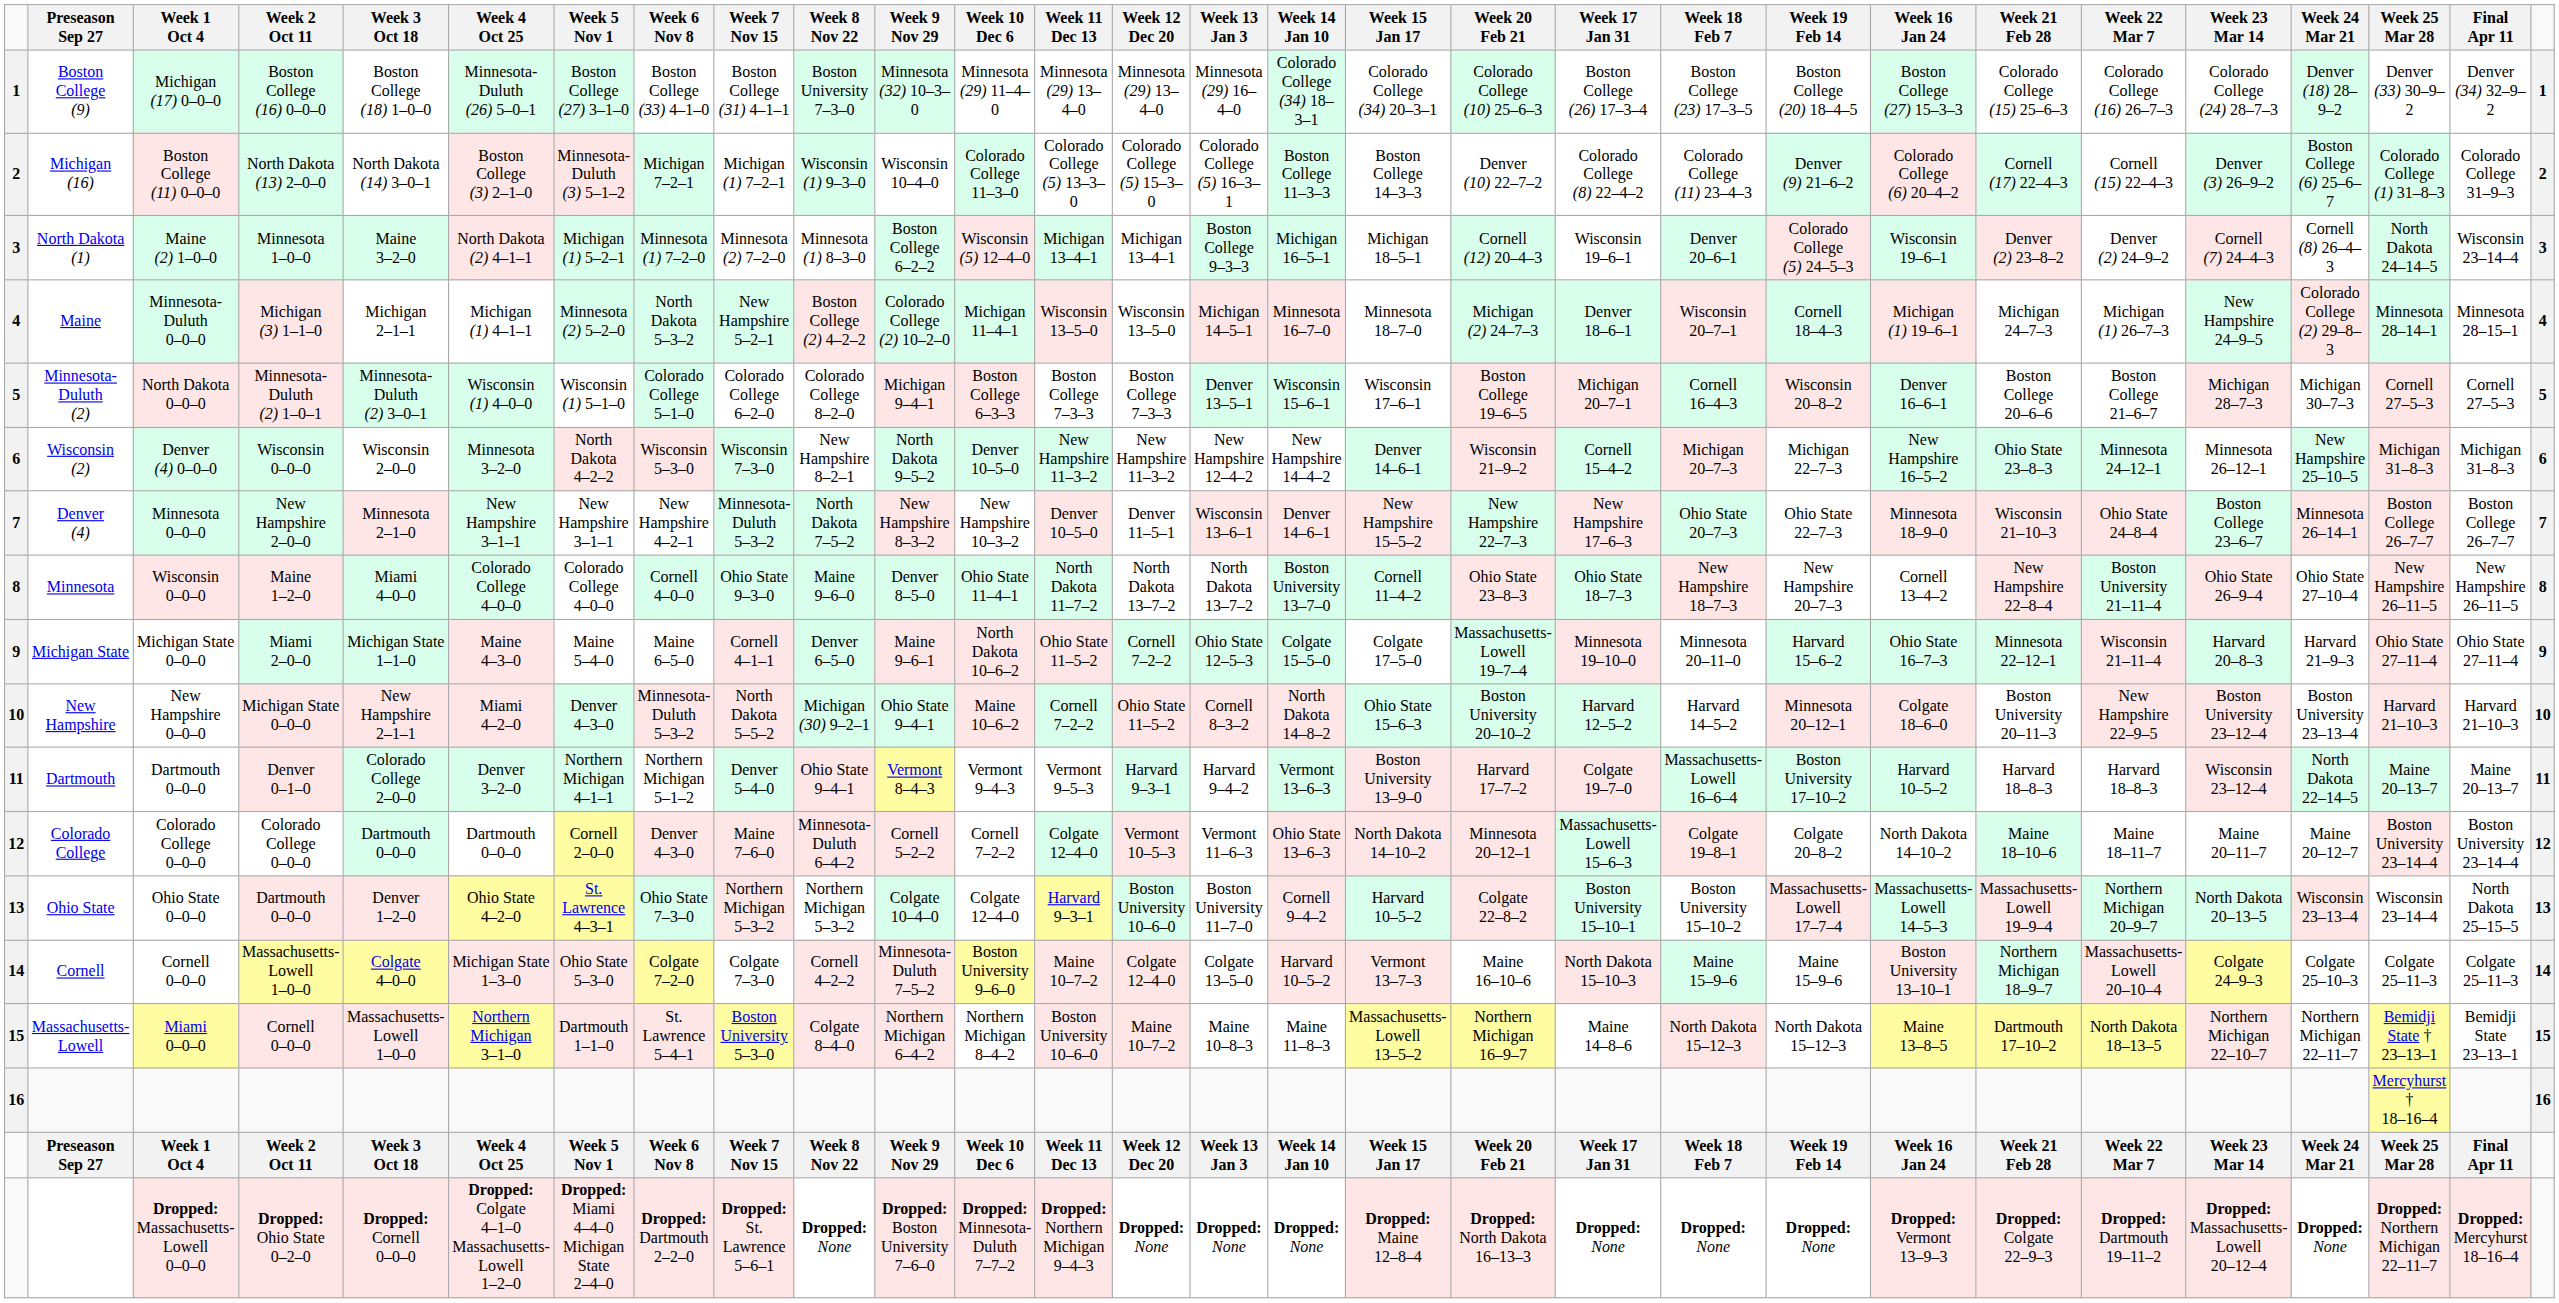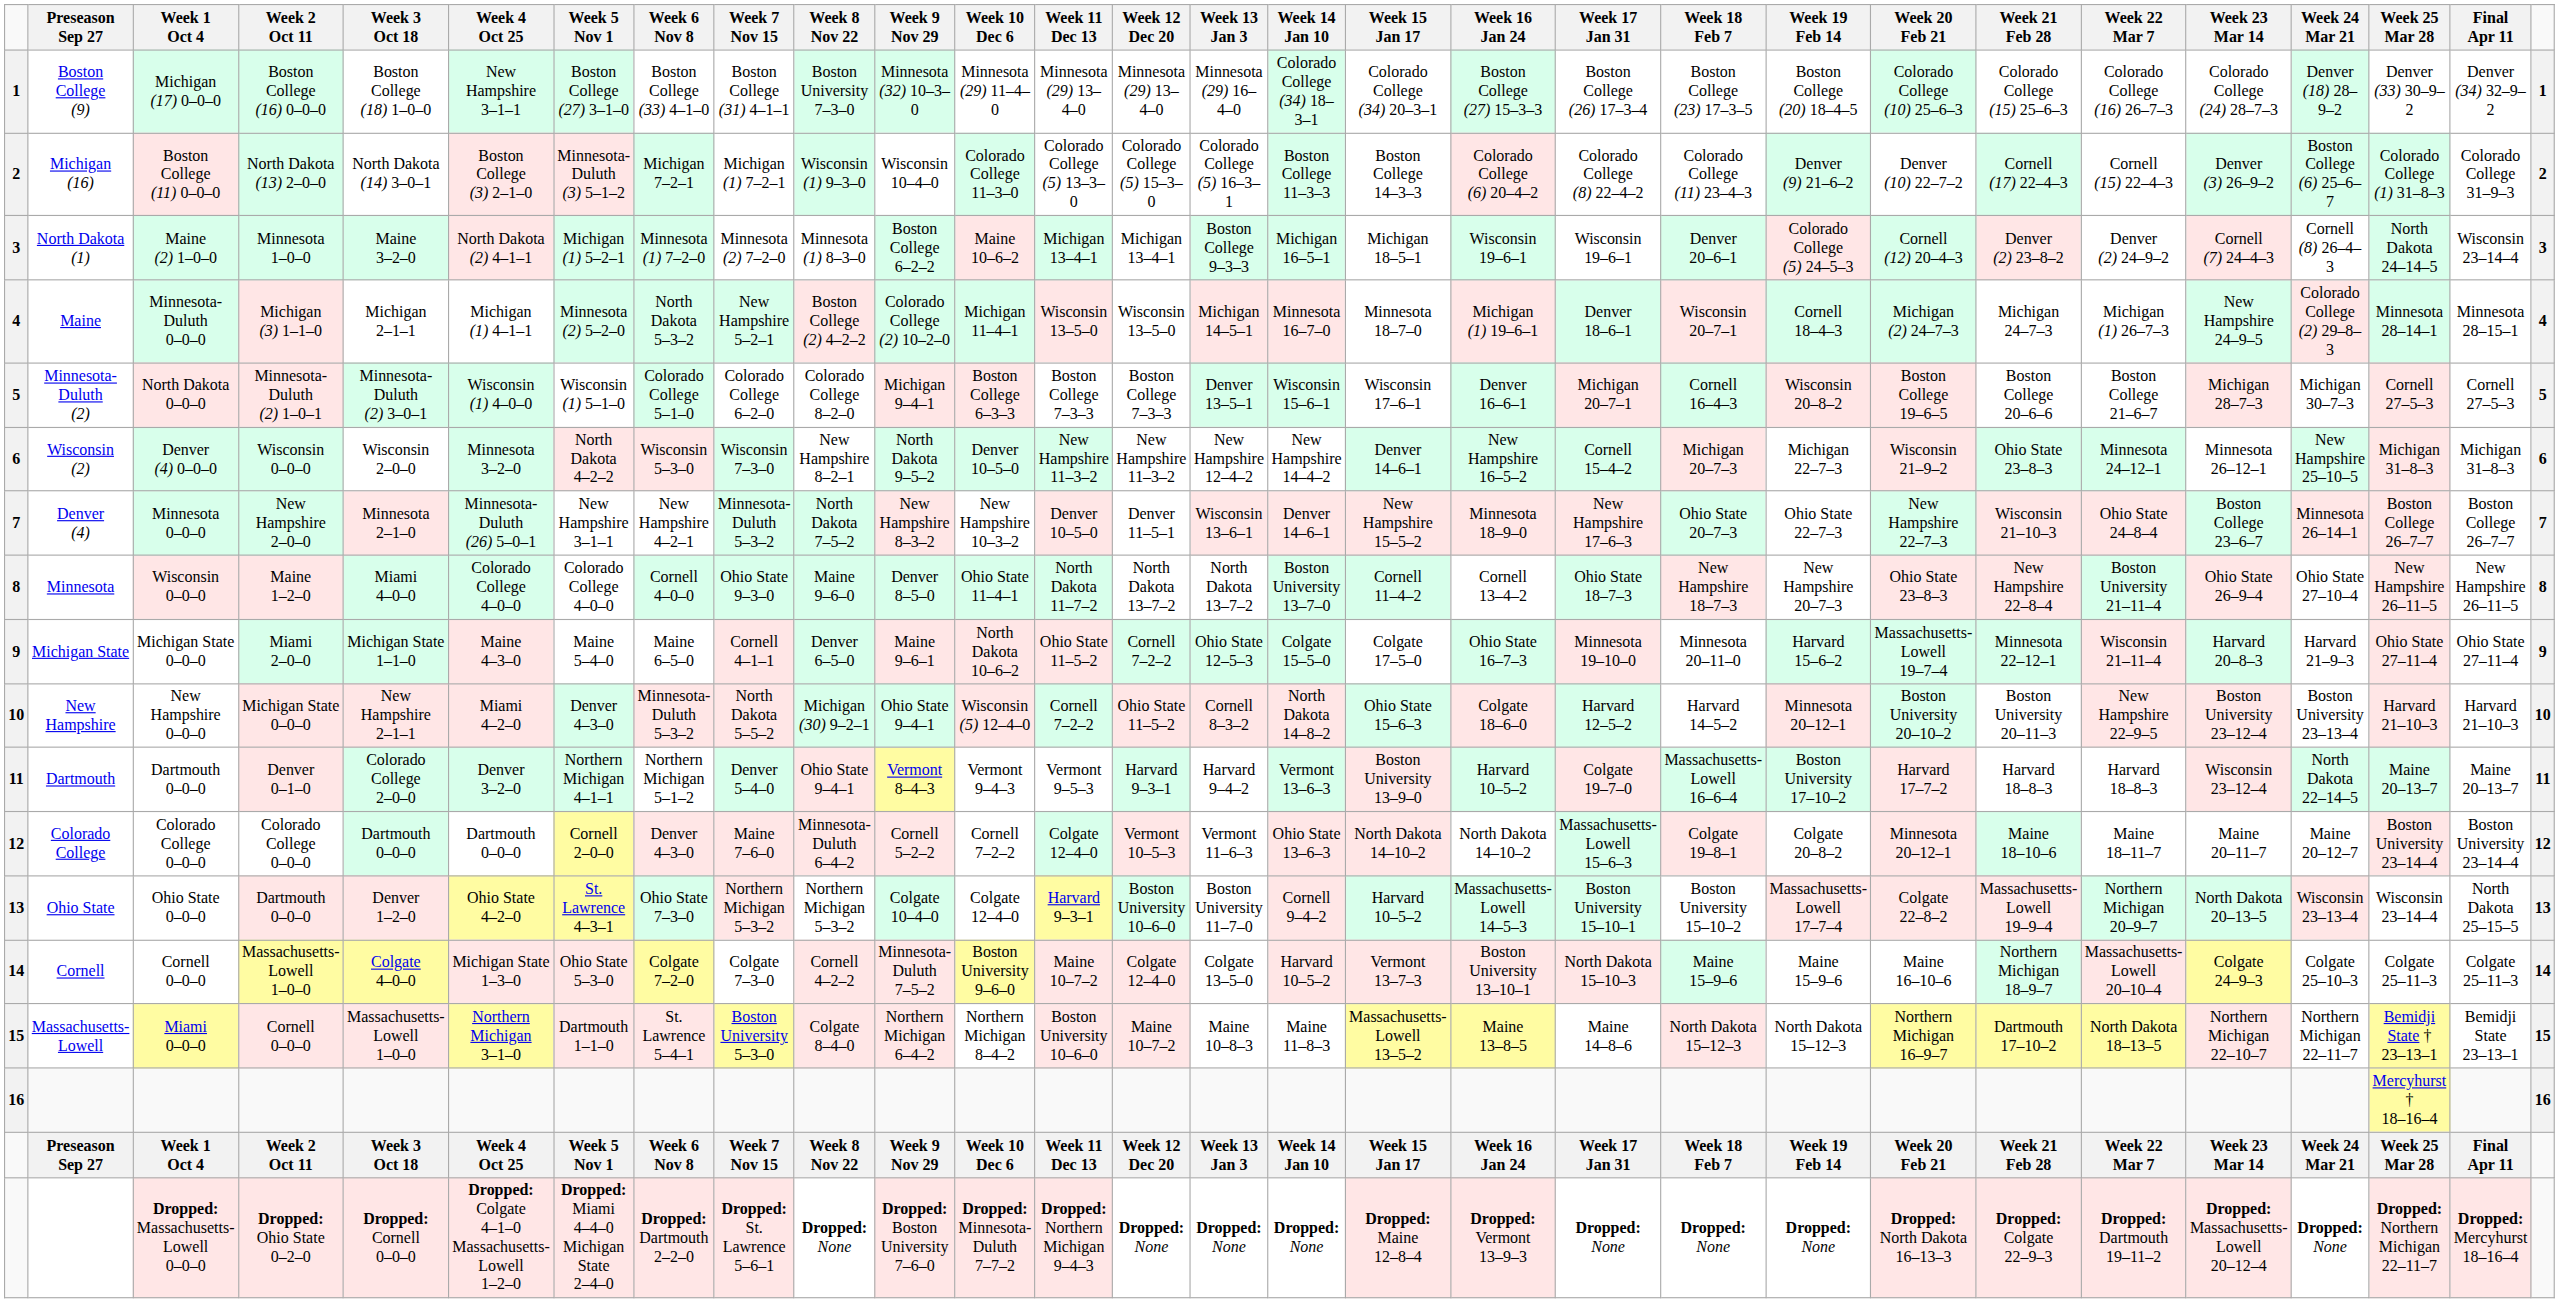columns swapped: (1923, 27) <-> (1503, 27)
(501, 91) Minnesota-Duluth (26) 5–0–1 -> (501, 91) New Hampshire 3–1–1
(995, 248) Wisconsin (5) 12–4–0 -> (995, 248) Maine 10–6–2
(501, 523) New Hampshire 3–1–1 -> (501, 523) Minnesota-Duluth (26) 5–0–1
(995, 715) Maine 10–6–2 -> (995, 715) Wisconsin (5) 12–4–0
